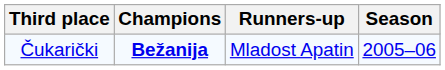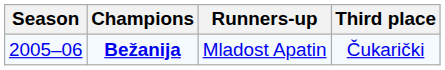columns swapped: (399, 19) <-> (59, 19)
